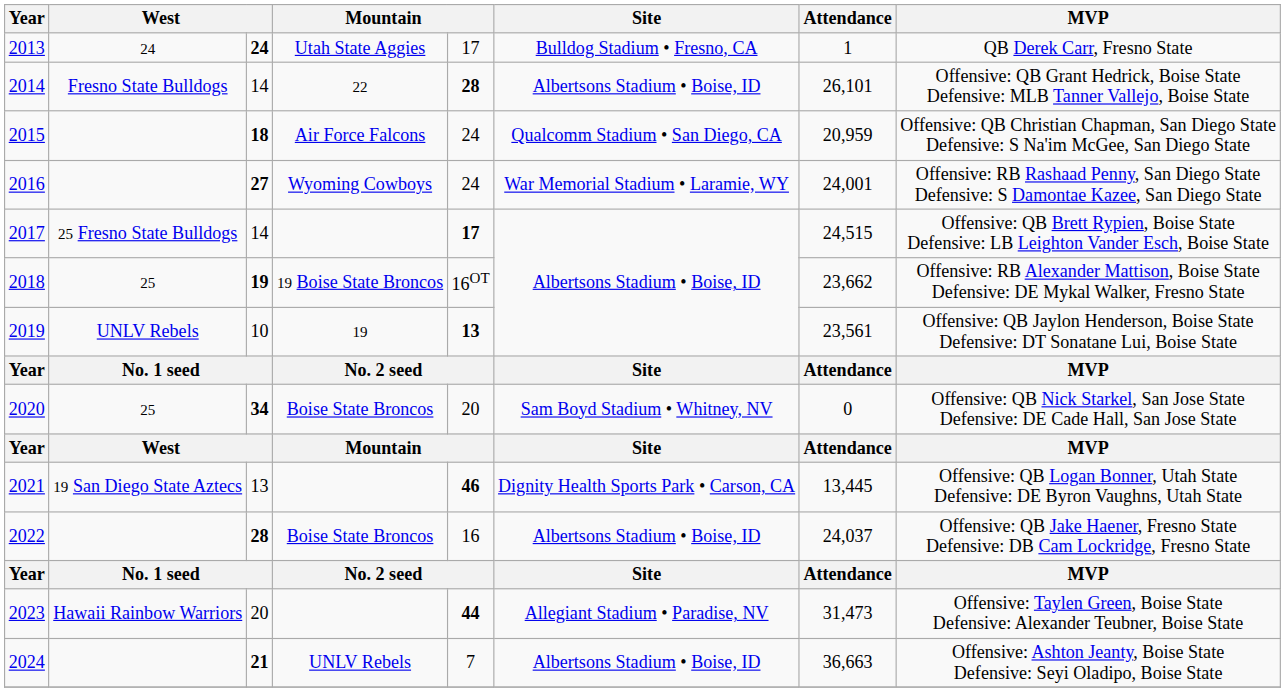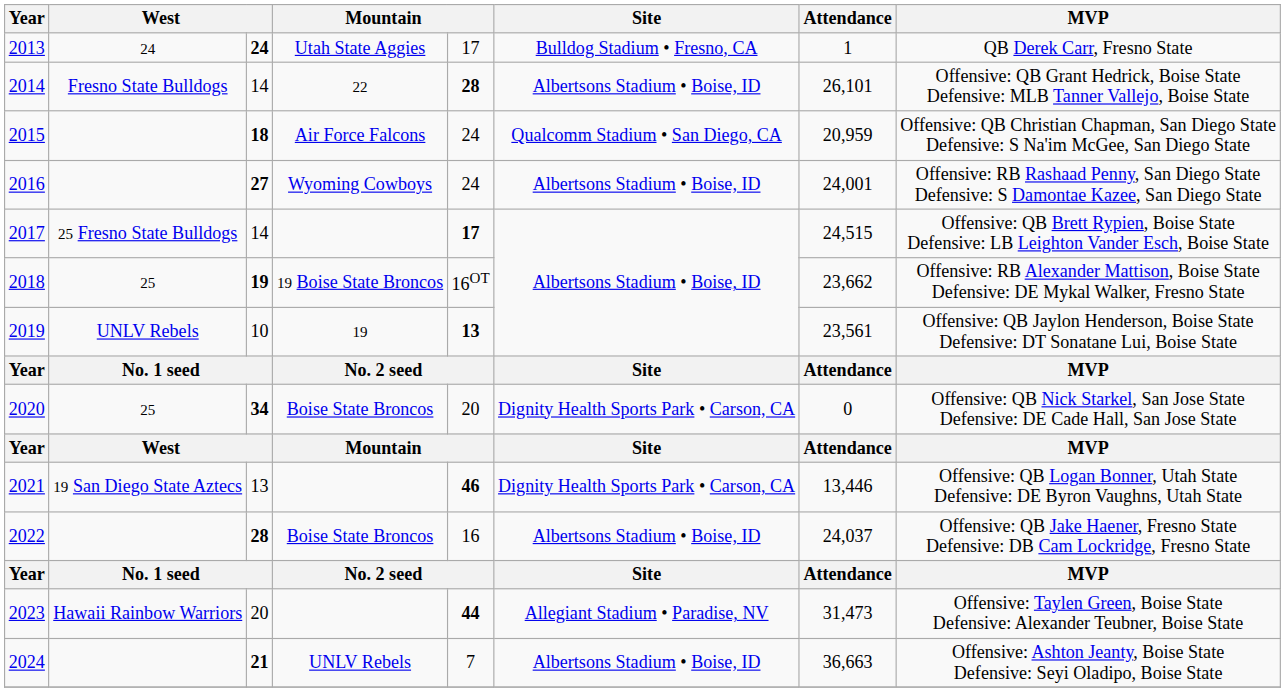(647, 184) War Memorial Stadium • Laramie, WY -> (647, 184) Albertsons Stadium • Boise, ID
(647, 409) Sam Boyd Stadium • Whitney, NV -> (647, 409) Dignity Health Sports Park • Carson, CA
(848, 486) 13,445 -> (848, 486) 13,446
